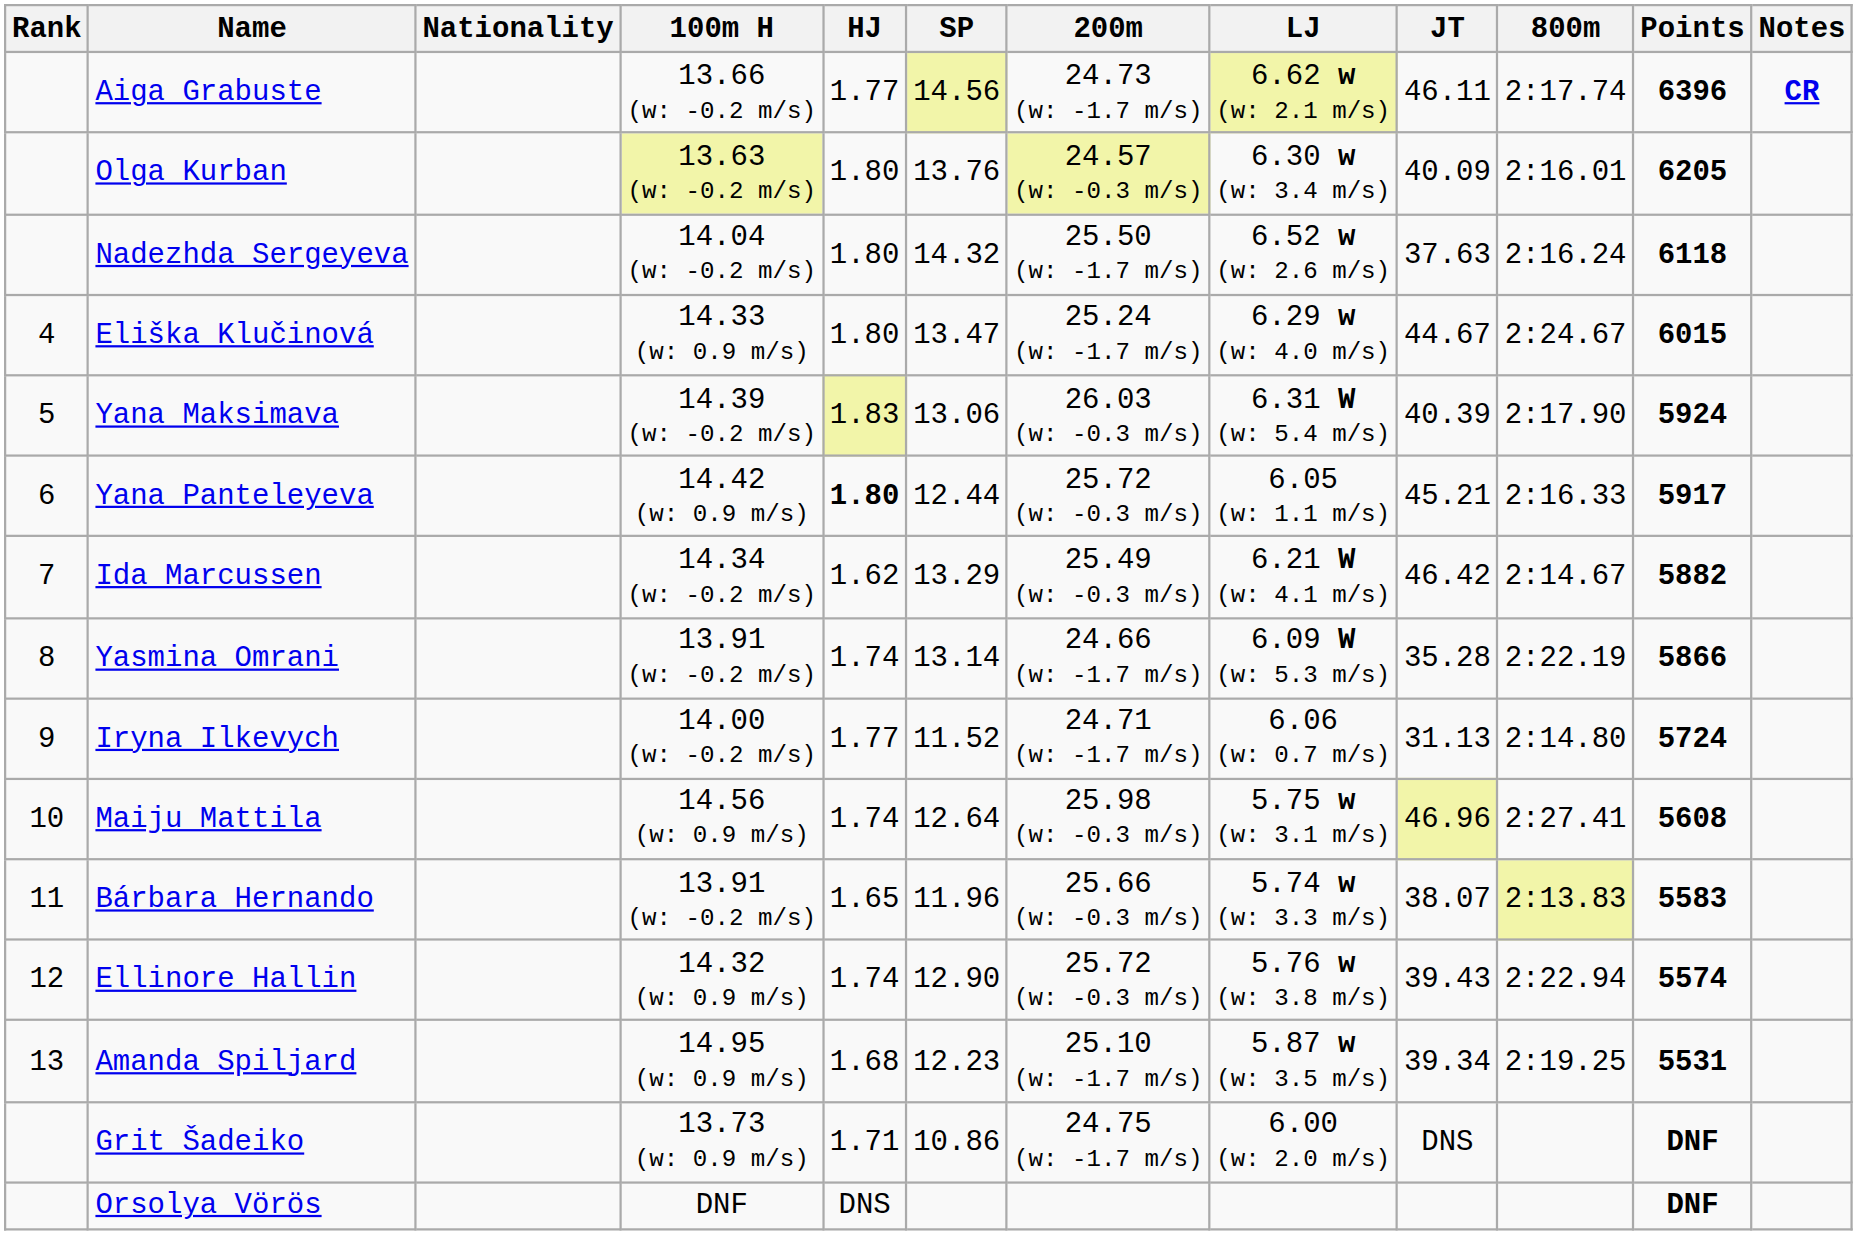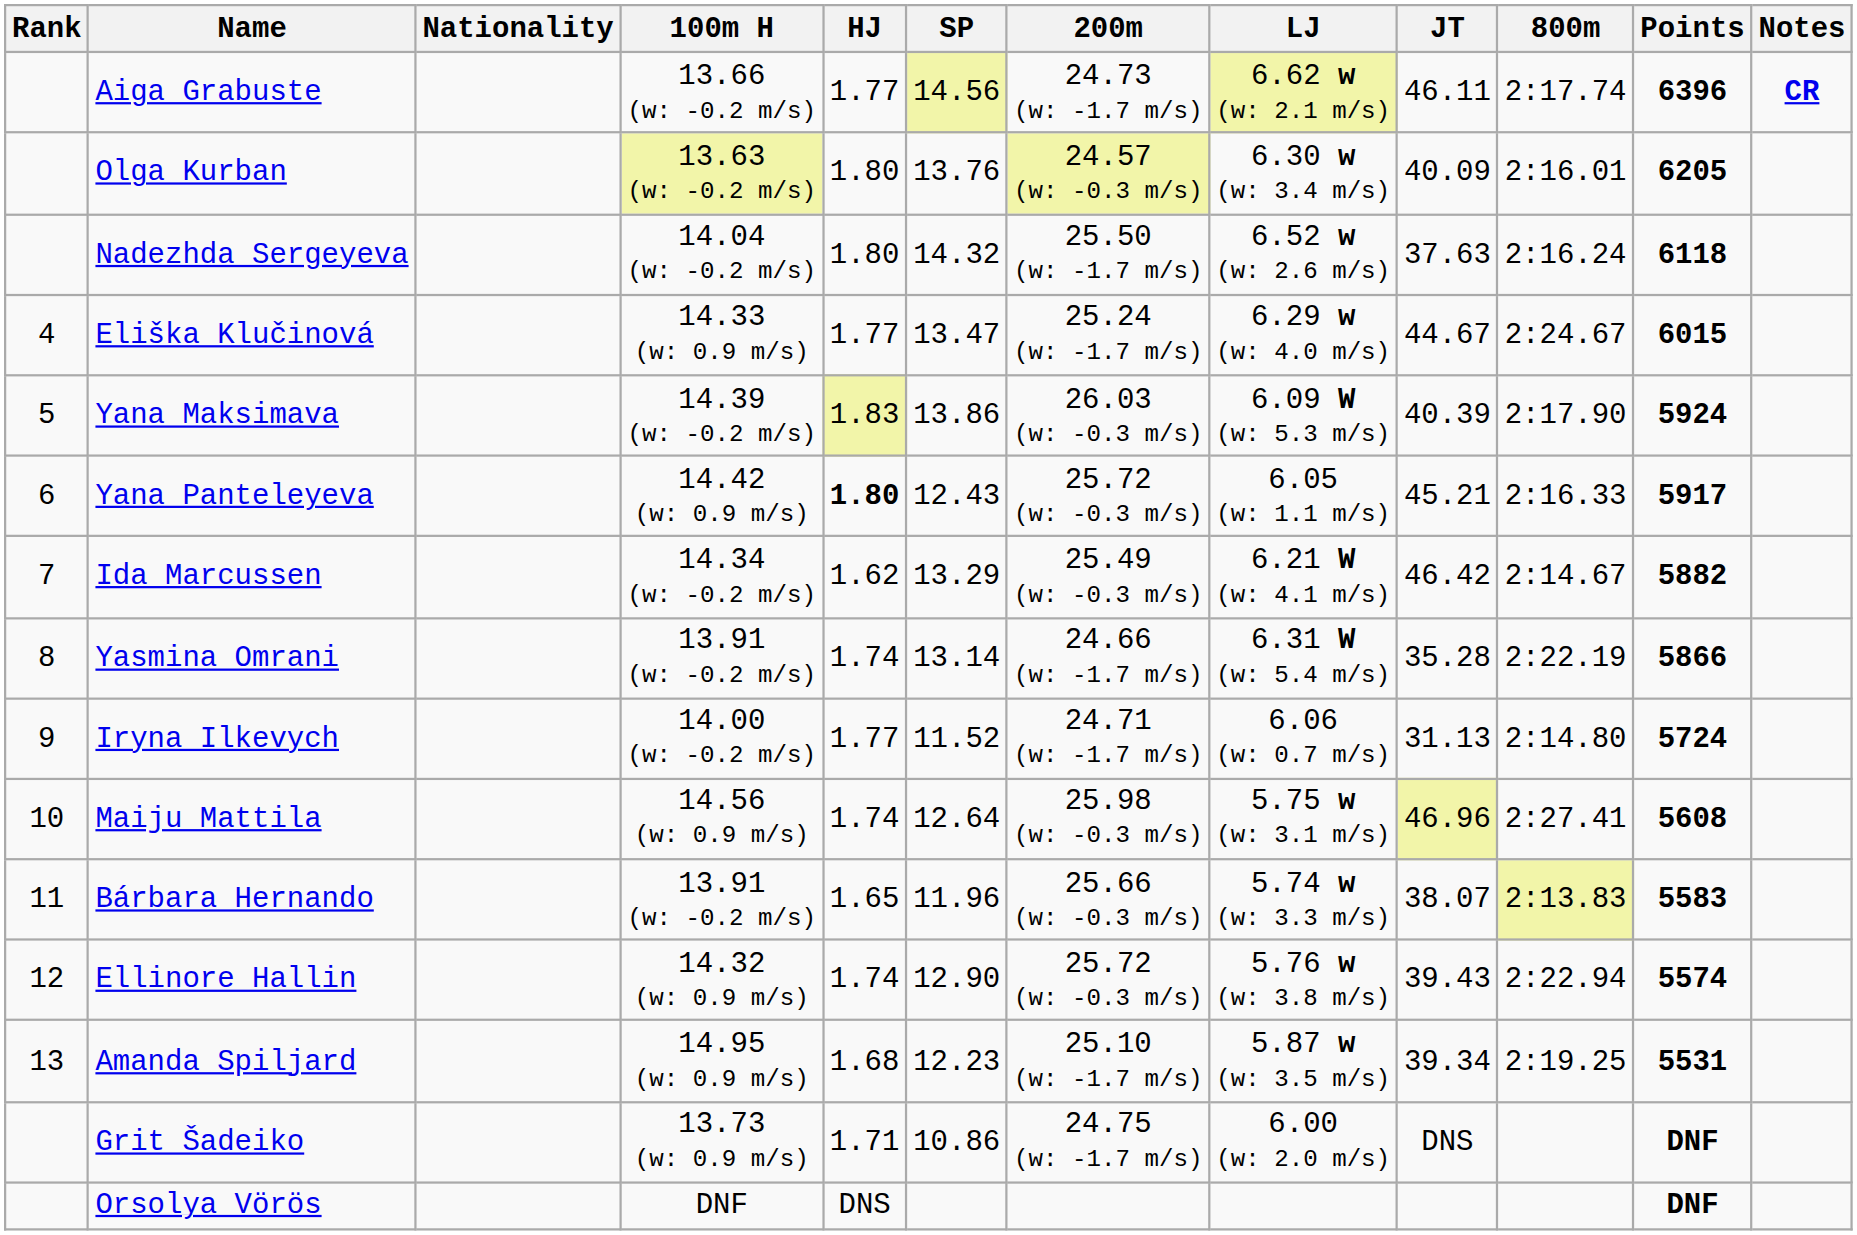(865, 335) 1.80 -> (865, 335) 1.77
(957, 416) 13.06 -> (957, 416) 13.86
(1303, 414) 6.31 W (w: 5.4 m/s) -> (1303, 414) 6.09 W (w: 5.3 m/s)
(957, 496) 12.44 -> (957, 496) 12.43
(1303, 656) 6.09 W (w: 5.3 m/s) -> (1303, 656) 6.31 W (w: 5.4 m/s)
